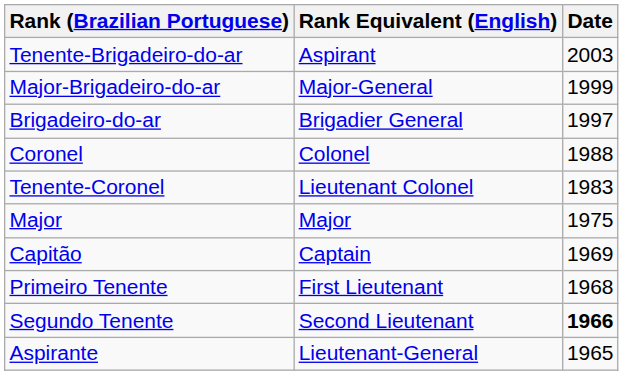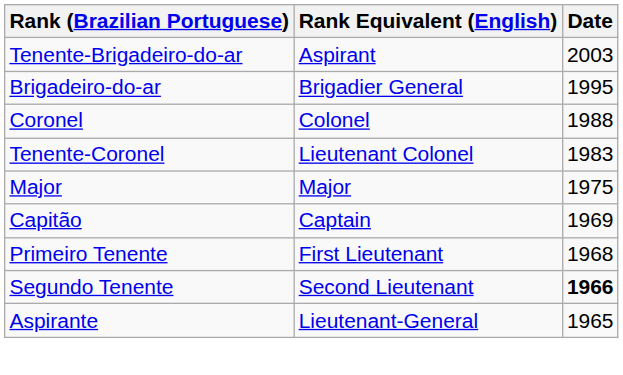- row: (115, 87)
(590, 120) 1997 -> (590, 87) 1995
